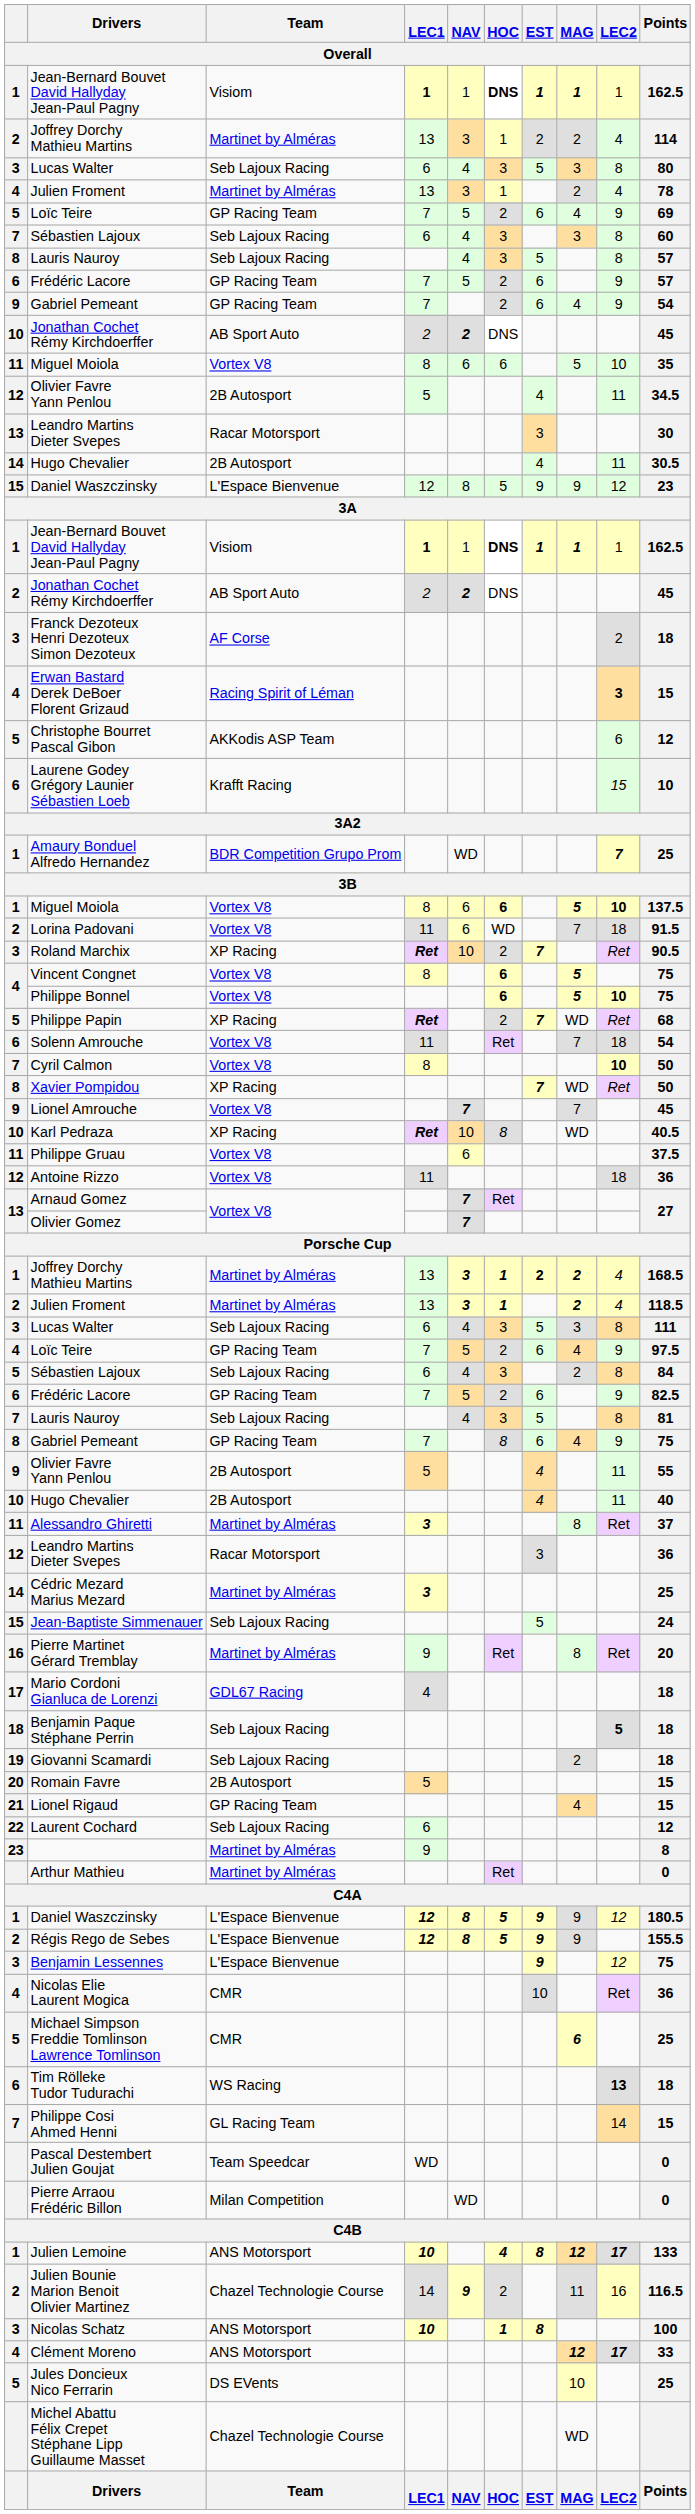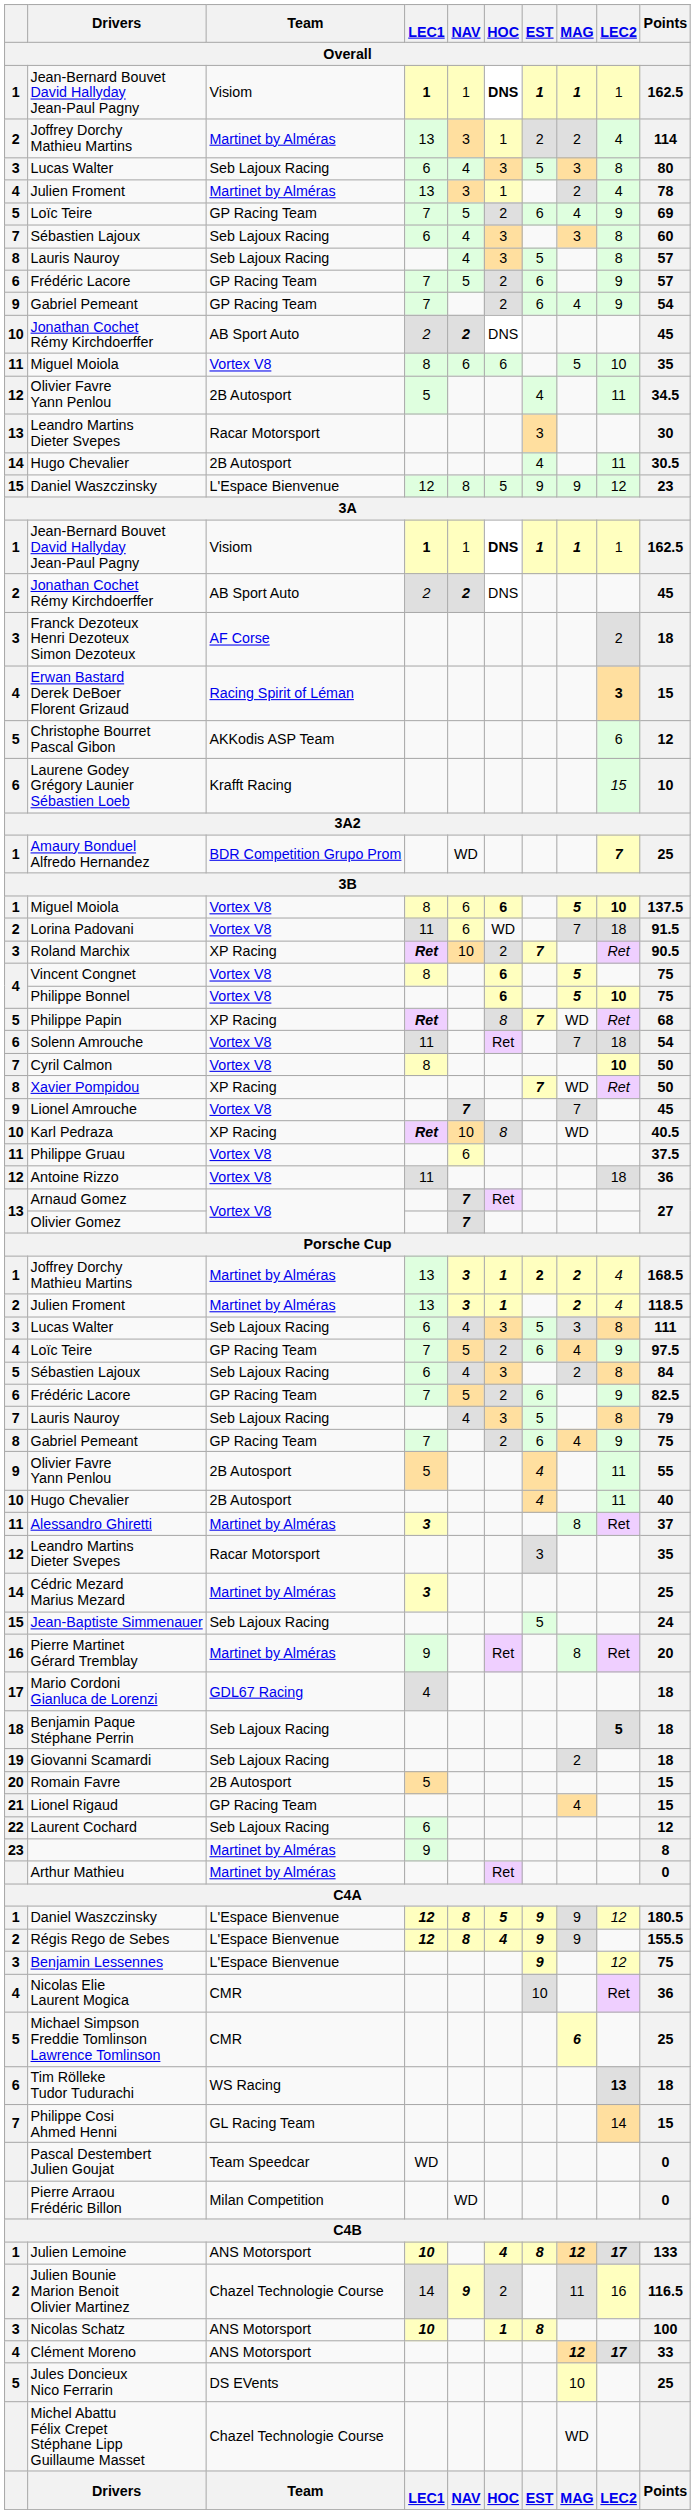(503, 1019) 2 -> (503, 1019) 8
(665, 1418) 81 -> (665, 1418) 79
(503, 1440) 8 -> (503, 1440) 2
(665, 1554) 36 -> (665, 1554) 35
(503, 1940) 5 -> (503, 1940) 4
